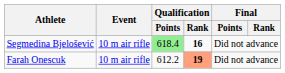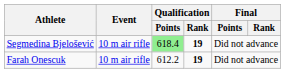(198, 44) 16 -> (198, 44) 19
(198, 60) lightsalmon background -> (198, 60) no background
